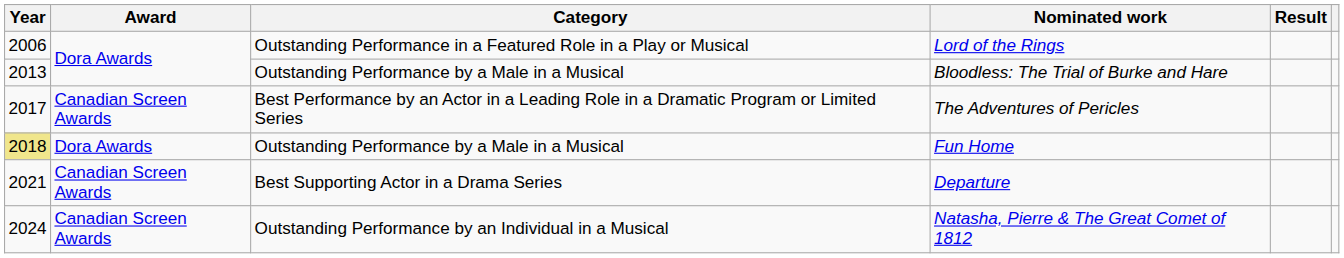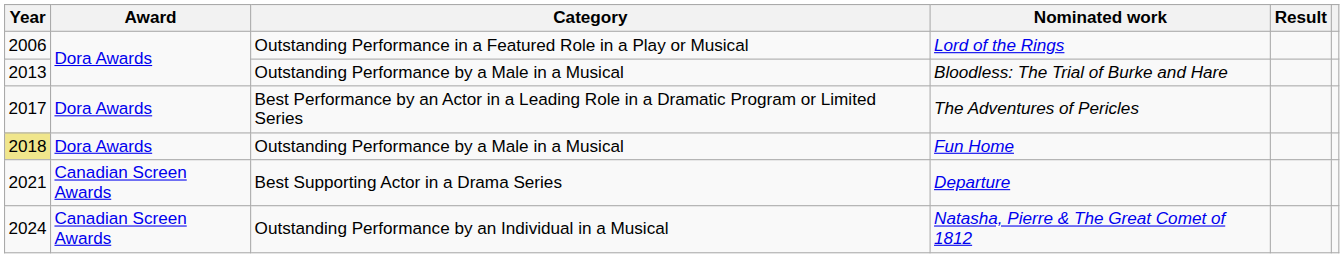(121, 109) Canadian Screen Awards -> (103, 109) Dora Awards
